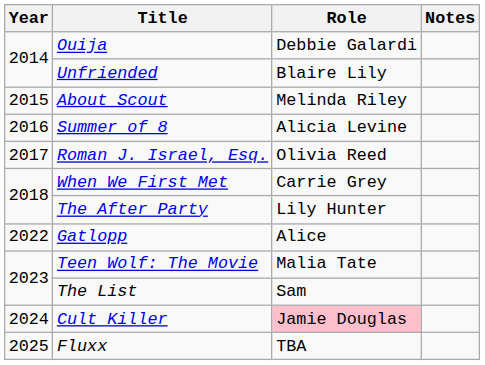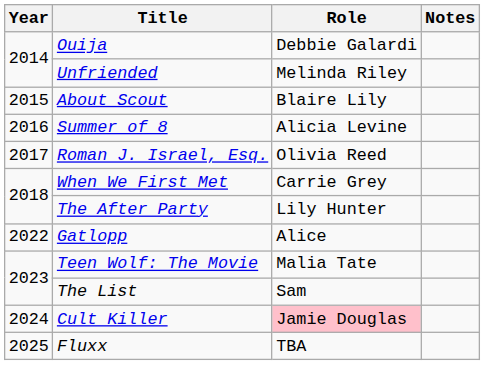(332, 73) Blaire Lily -> (342, 73) Melinda Riley
(342, 100) Melinda Riley -> (332, 100) Blaire Lily
